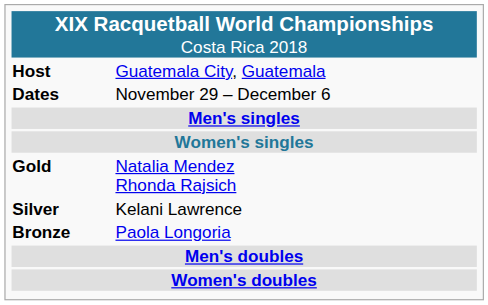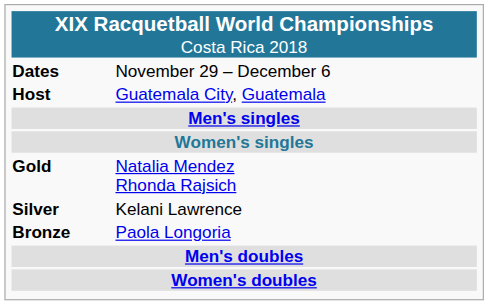rows swapped: (31, 70) <-> (36, 94)
